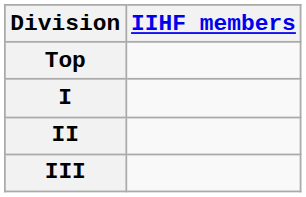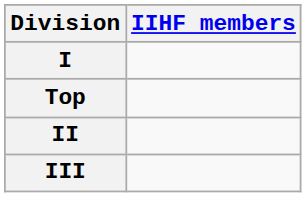rows swapped: (65, 61) <-> (65, 98)
